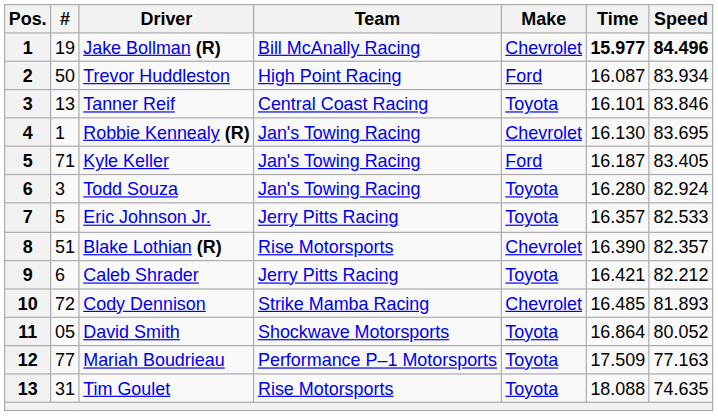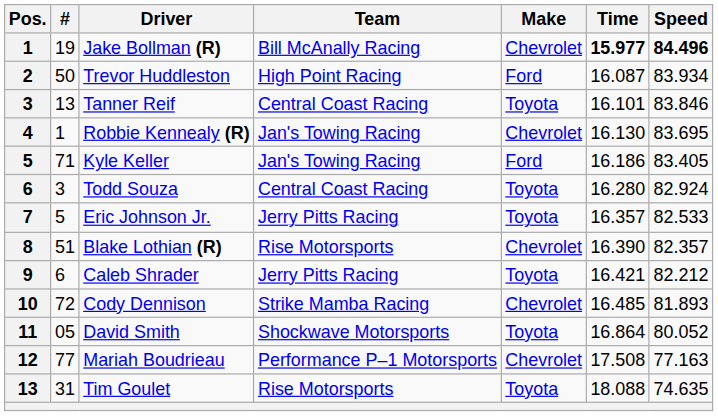(618, 161) 16.187 -> (618, 161) 16.186
(339, 189) Jan's Towing Racing -> (343, 189) Central Coast Racing
(532, 360) Toyota -> (544, 360) Chevrolet
(618, 360) 17.509 -> (618, 360) 17.508
